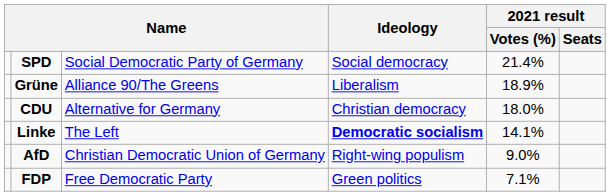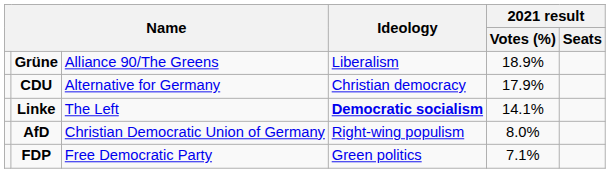- row: (36, 62)
(523, 109) 18.0% -> (523, 86) 17.9%
(523, 156) 9.0% -> (523, 132) 8.0%
